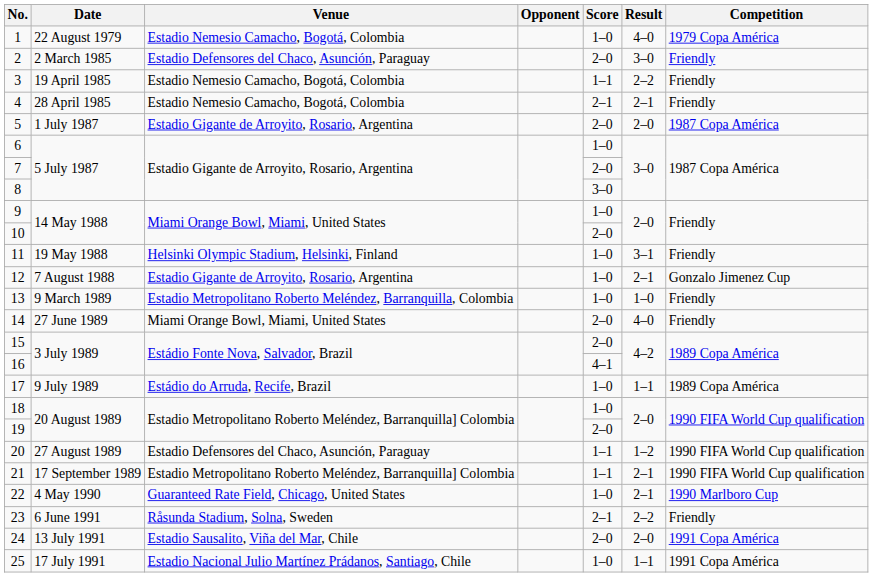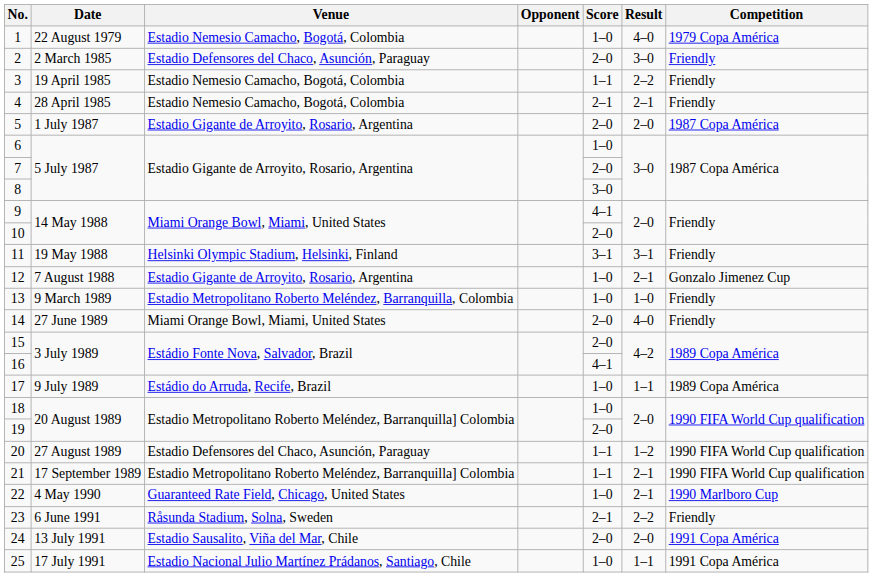(602, 211) 1–0 -> (602, 211) 4–1
(602, 255) 1–0 -> (602, 255) 3–1
